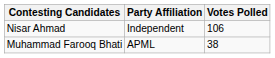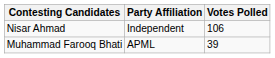(213, 45) 38 -> (213, 45) 39
